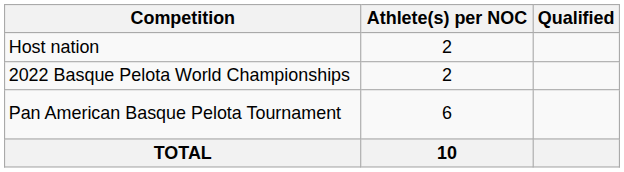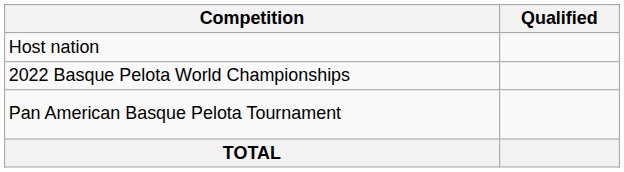- column: (447, 18)
